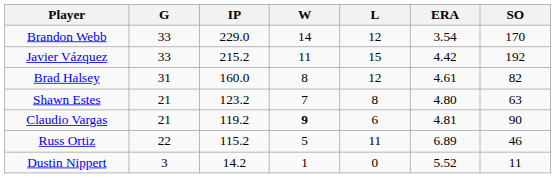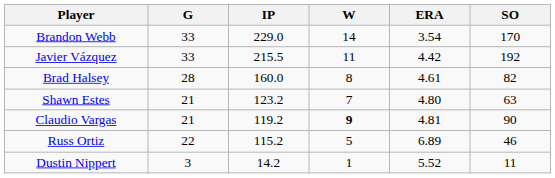- column: (375, 15)
(234, 57) 215.2 -> (268, 57) 215.5
(164, 78) 31 -> (188, 78) 28
